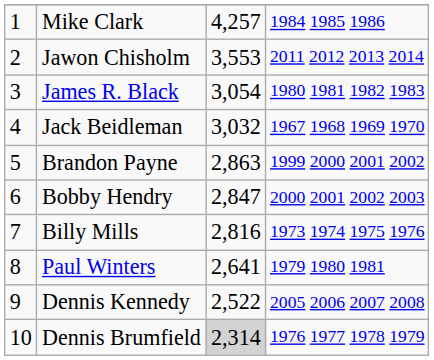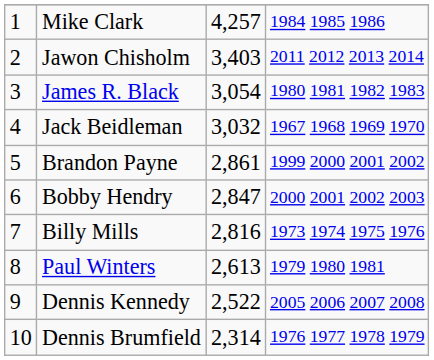(236, 57) 3,553 -> (236, 57) 3,403
(236, 162) 2,863 -> (236, 162) 2,861
(236, 267) 2,641 -> (236, 267) 2,613
(236, 337) lightgrey background -> (236, 337) no background
